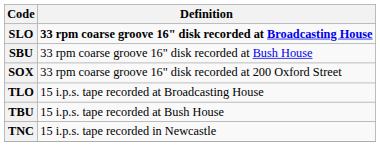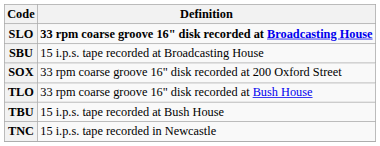(176, 53) 33 rpm coarse groove 16" disk recorded at Bush House -> (152, 53) 15 i.p.s. tape recorded at Broadcasting House
(152, 92) 15 i.p.s. tape recorded at Broadcasting House -> (176, 92) 33 rpm coarse groove 16" disk recorded at Bush House
